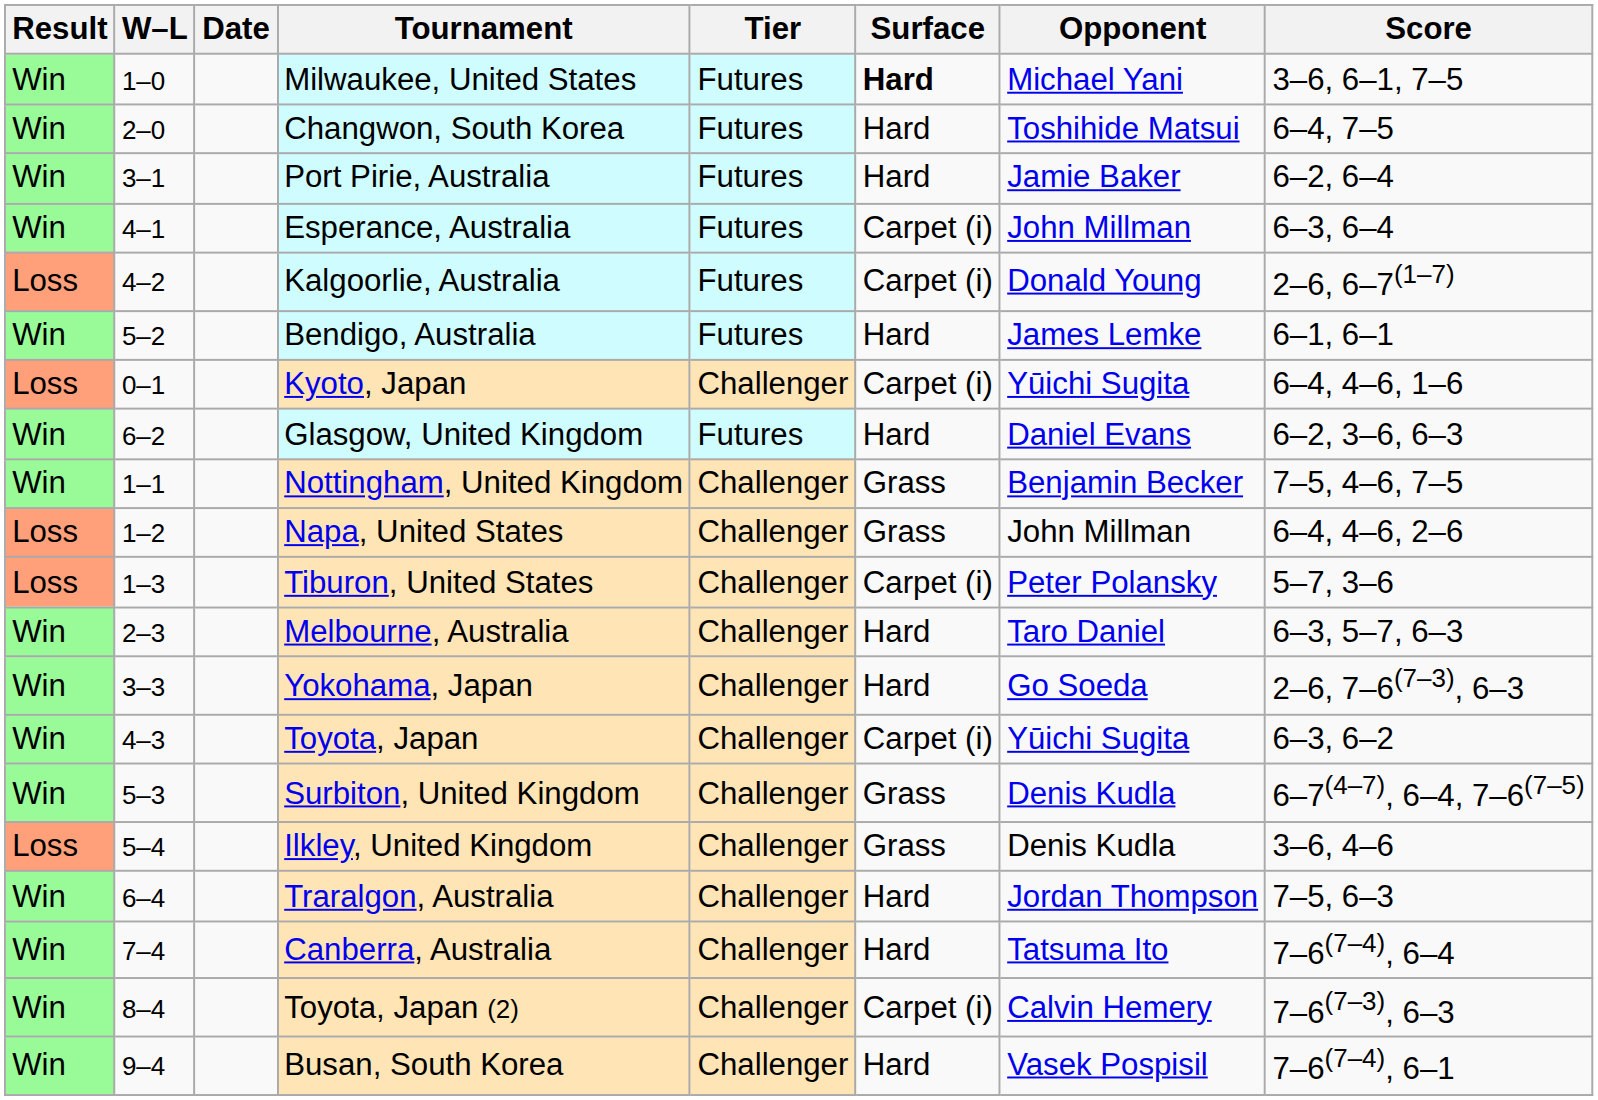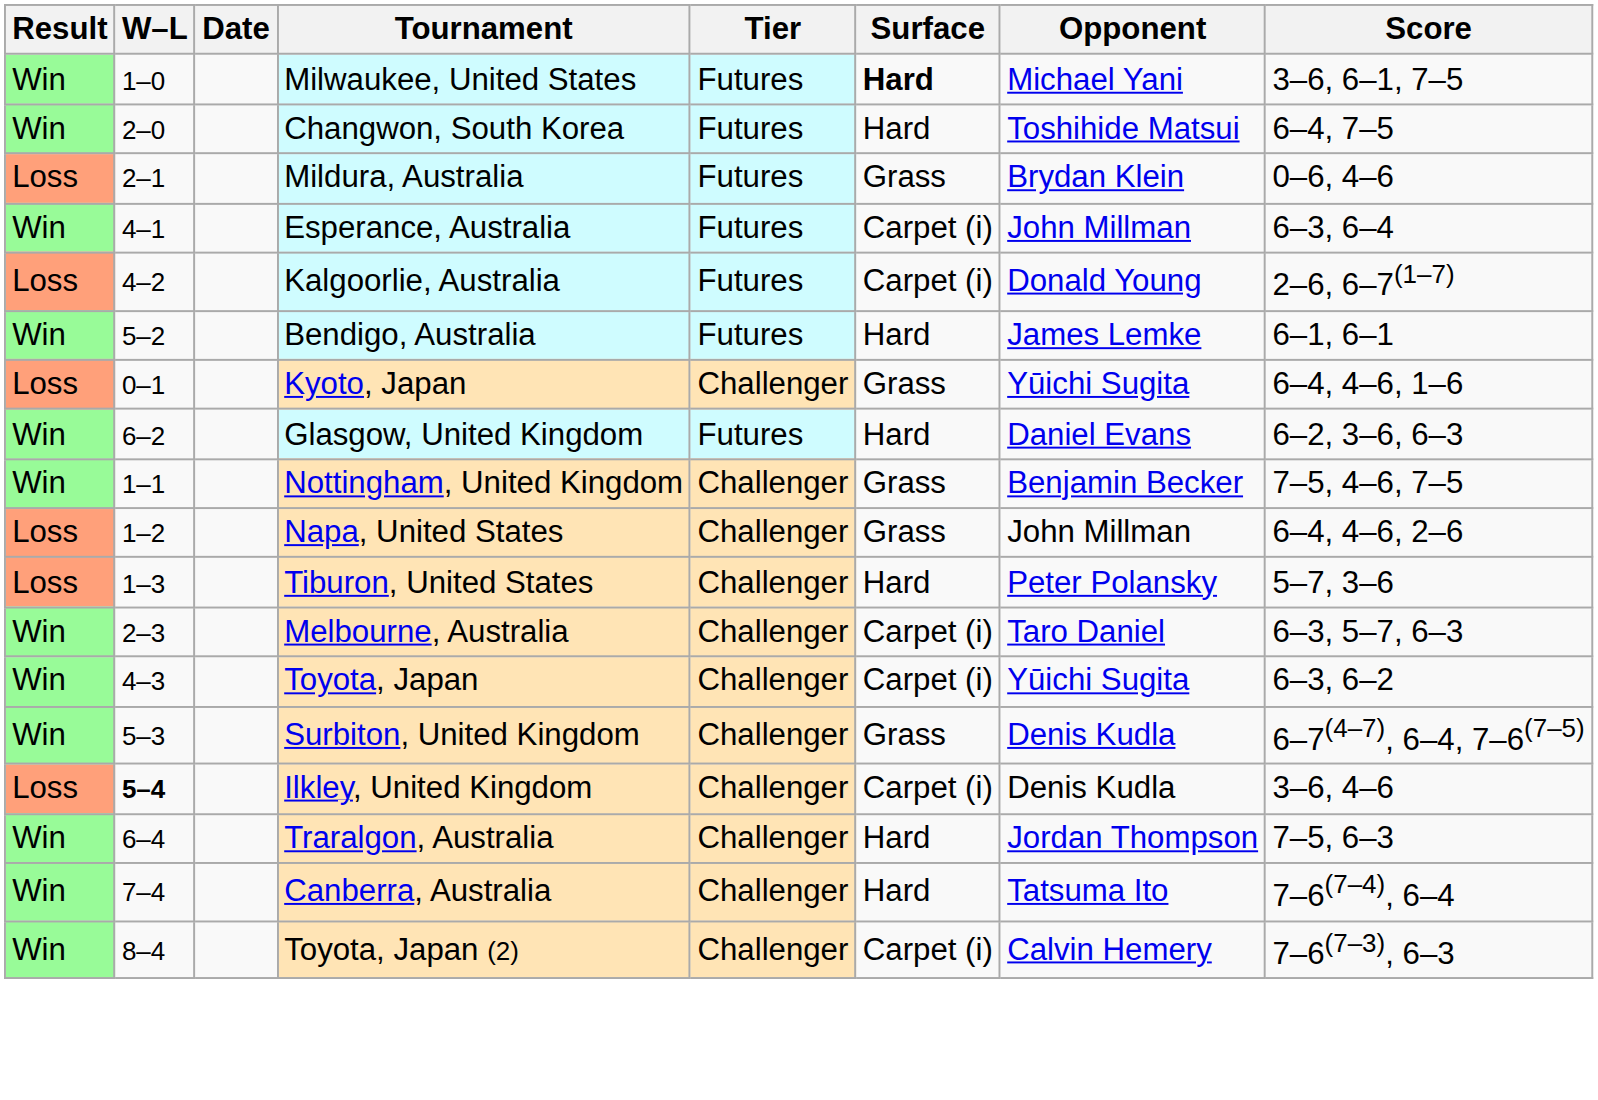+ row: (404, 177)
- row: (417, 177)
(928, 384) Carpet (i) -> (904, 384) Grass
(928, 581) Carpet (i) -> (897, 581) Hard
(897, 631) Hard -> (928, 631) Carpet (i)
- row: (409, 685)
(144, 848) normal -> (144, 788) bold
(904, 846) Grass -> (928, 788) Carpet (i)
- row: (424, 1065)
